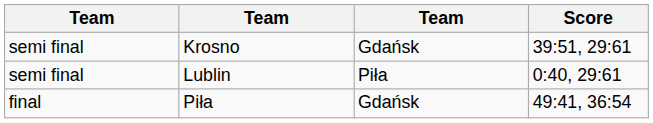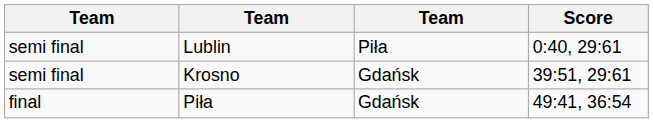rows swapped: (211, 46) <-> (207, 74)
